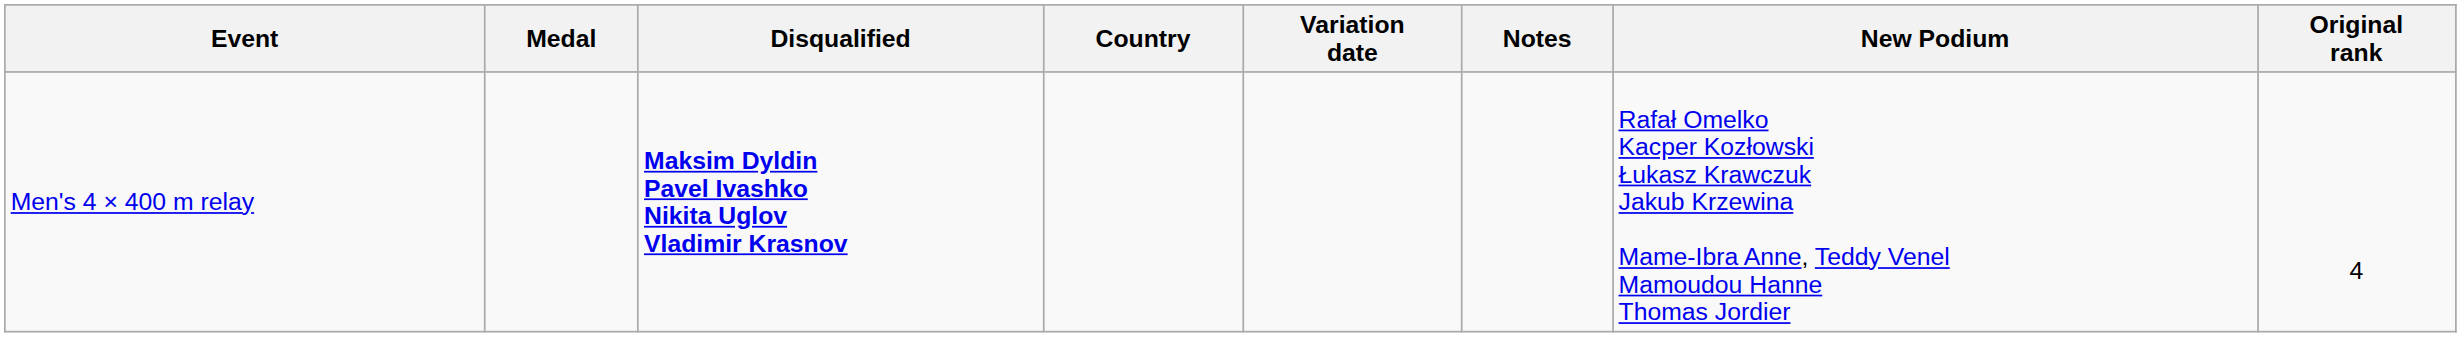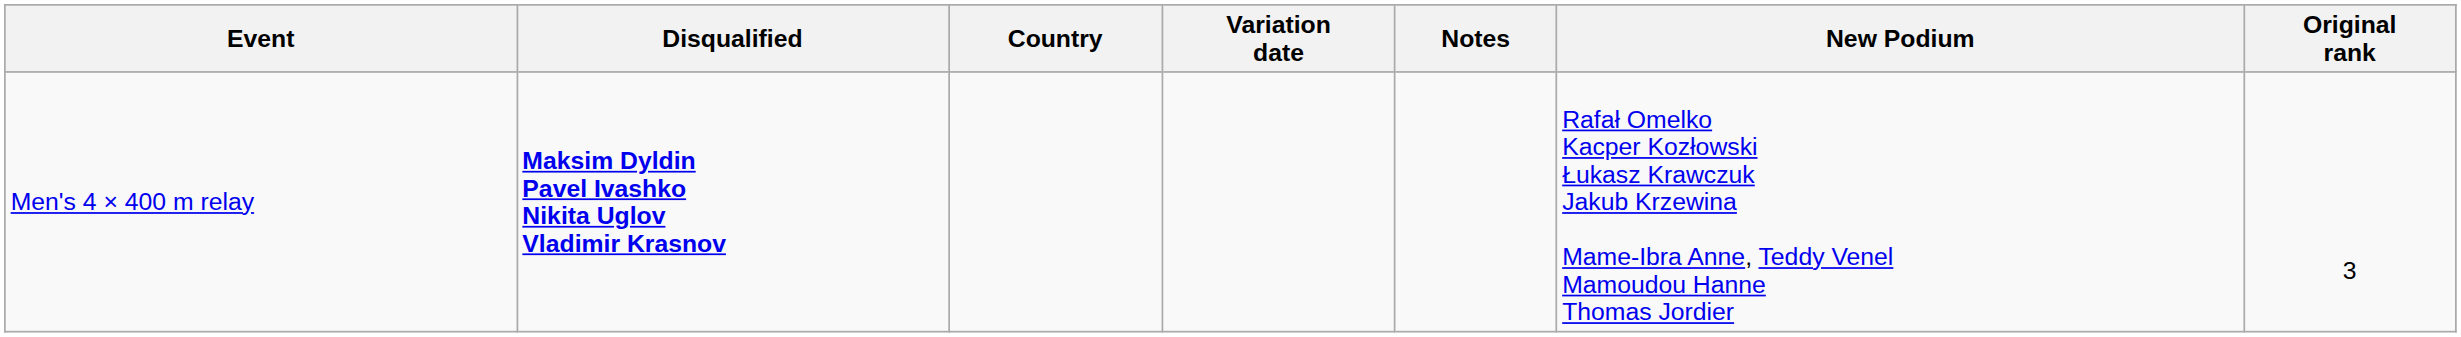- column: (561, 39)
(2356, 270) 4 -> (2350, 270) 3
